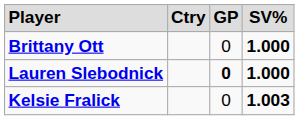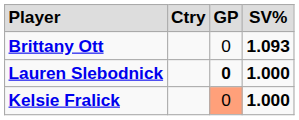(268, 45) 1.000 -> (268, 45) 1.093
(226, 100) no background -> (226, 100) lightsalmon background
(268, 100) 1.003 -> (268, 100) 1.000
